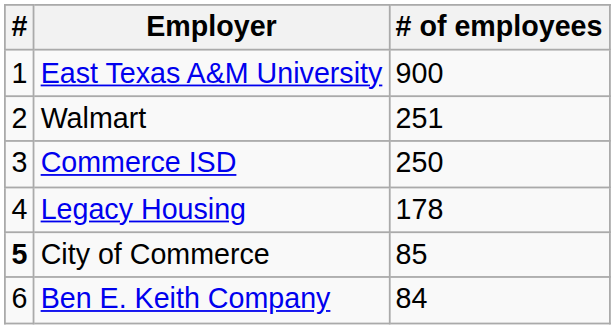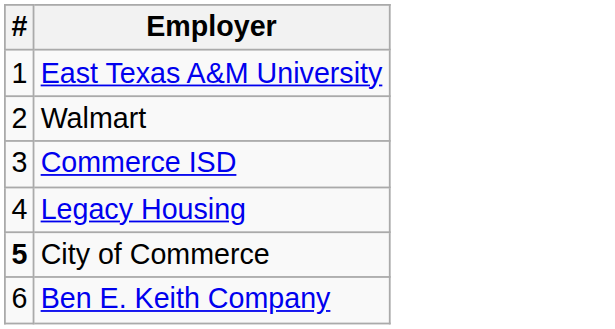- column: (499, 27)
